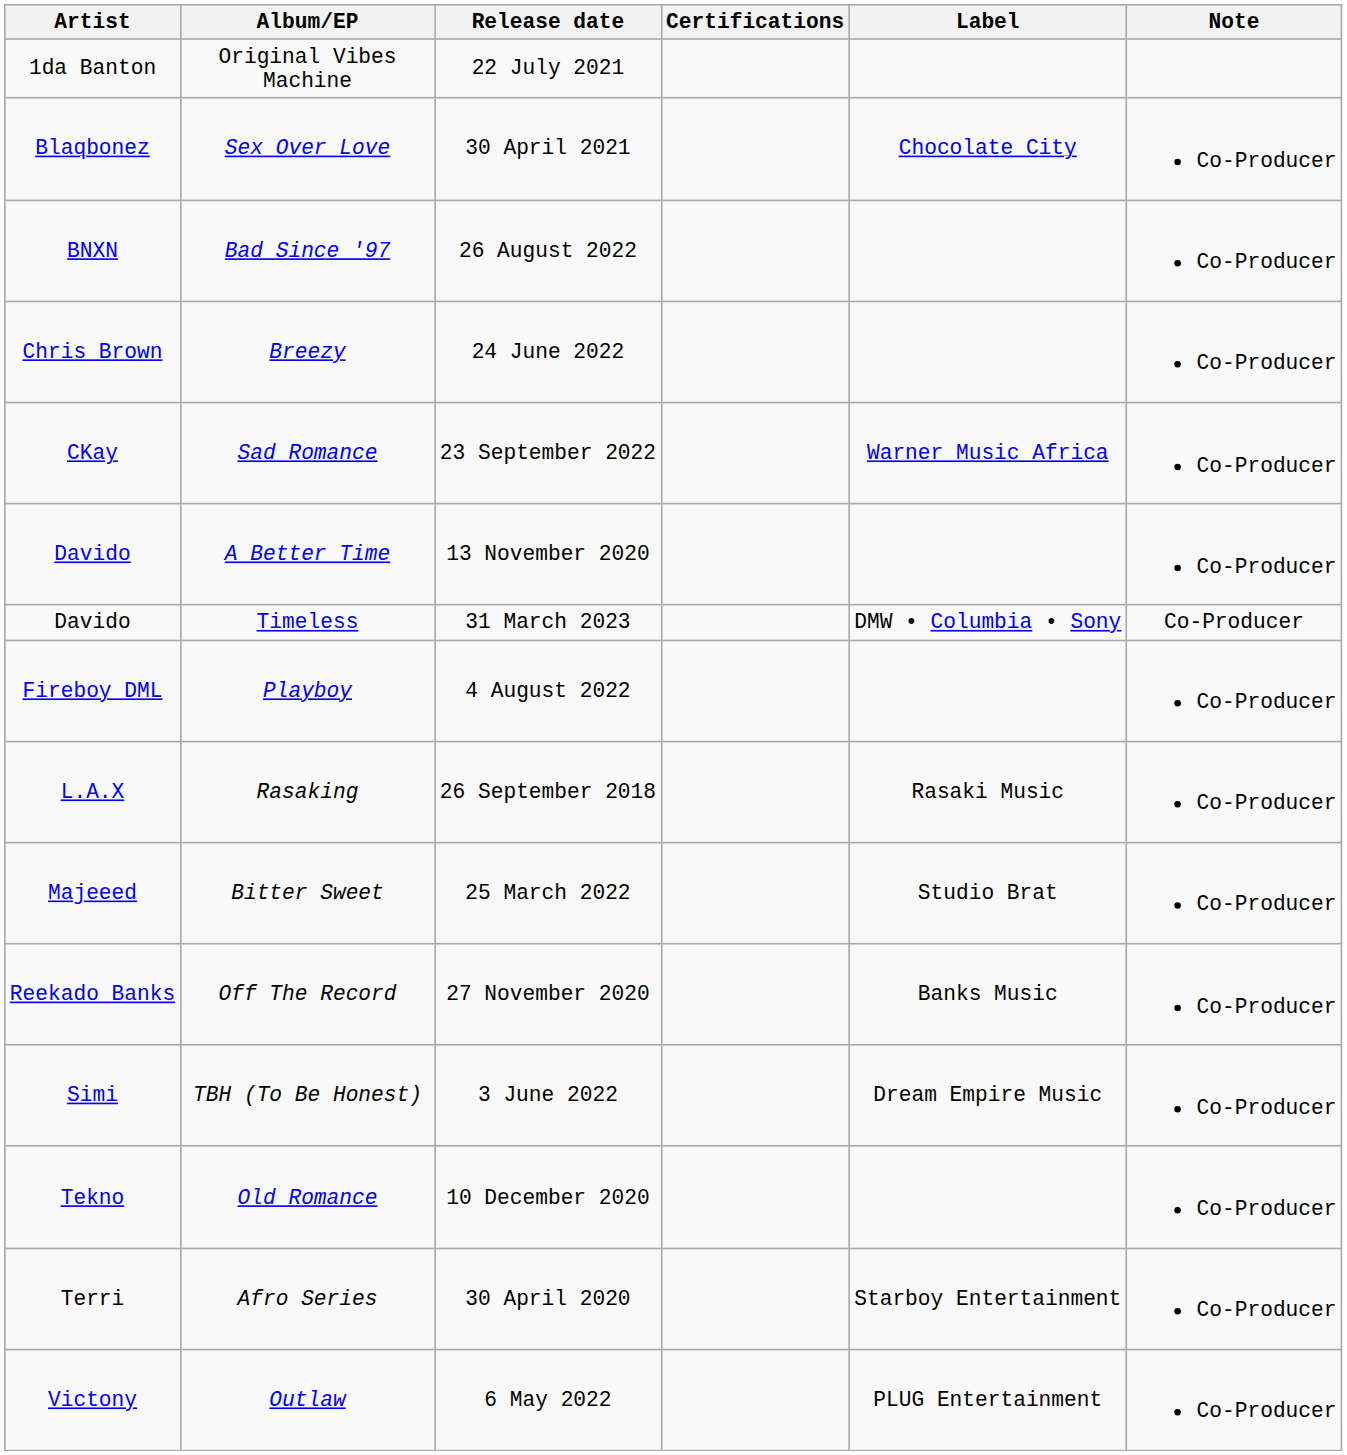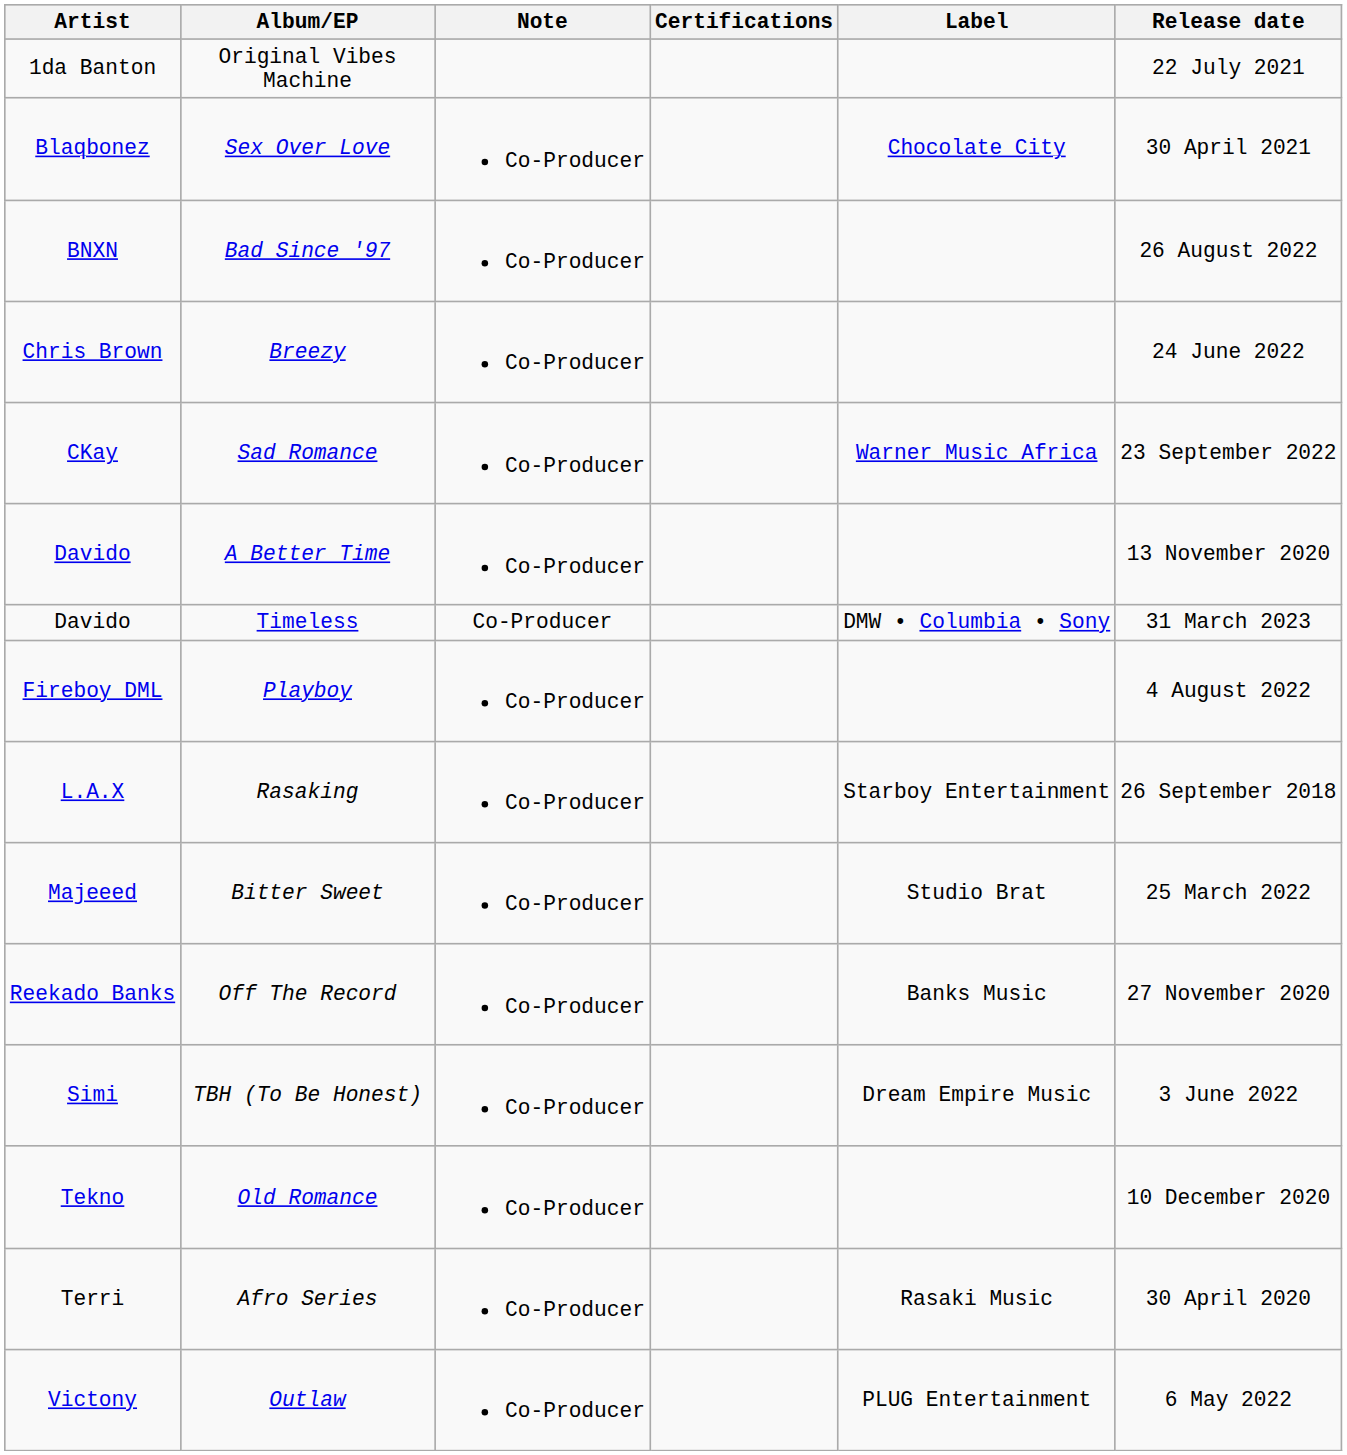columns swapped: (548, 22) <-> (1234, 22)
(988, 792) Rasaki Music -> (977, 792) Starboy Entertainment
(988, 1299) Starboy Entertainment -> (977, 1299) Rasaki Music
